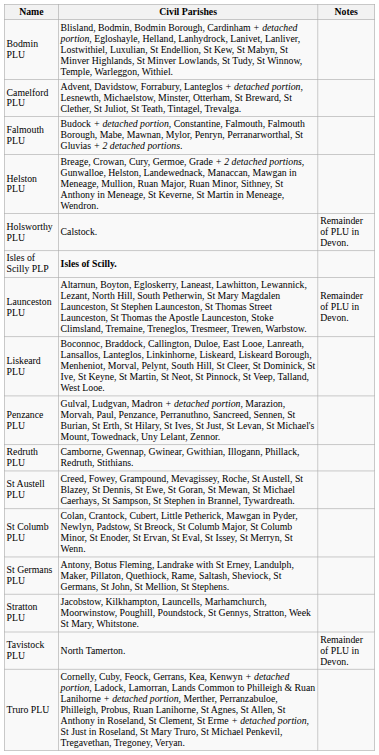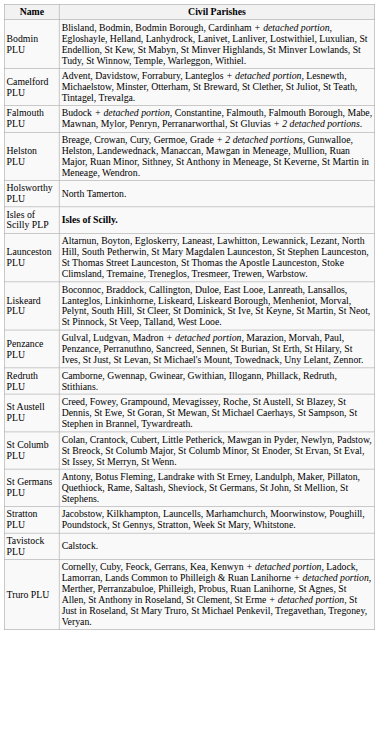- column: (346, 12)
(79, 232) Calstock. -> (94, 193) North Tamerton.
(93, 650) North Tamerton. -> (80, 546) Calstock.
